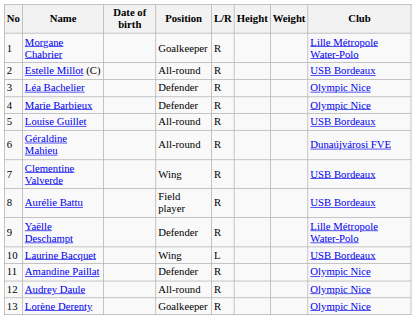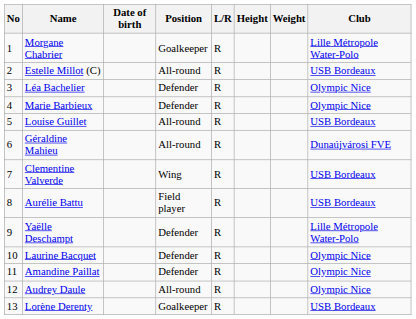(170, 255) Wing -> (178, 255) Defender
(217, 255) L -> (218, 255) R
(343, 255) USB Bordeaux -> (341, 255) Olympic Nice
(341, 306) Olympic Nice -> (343, 306) USB Bordeaux
